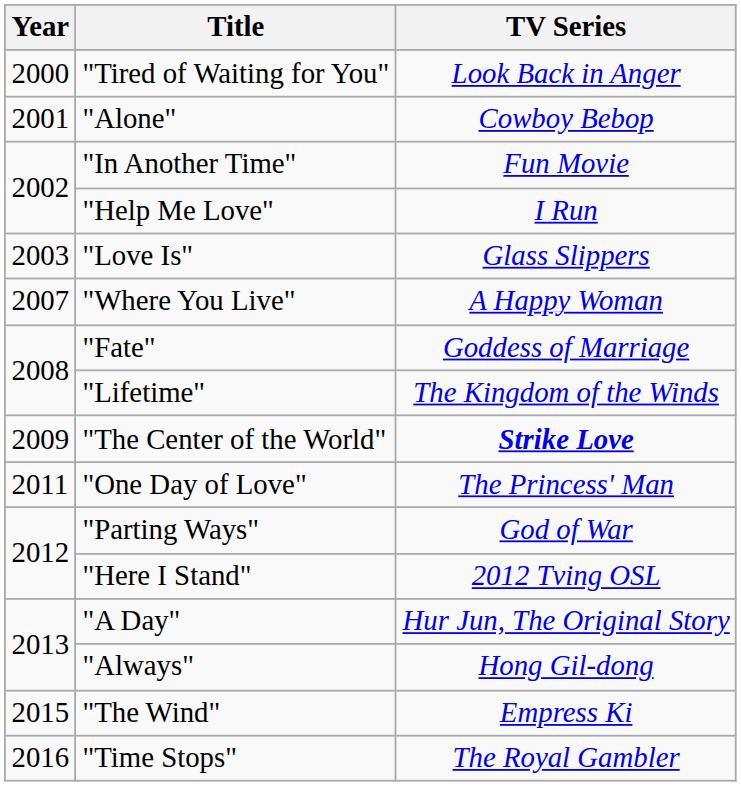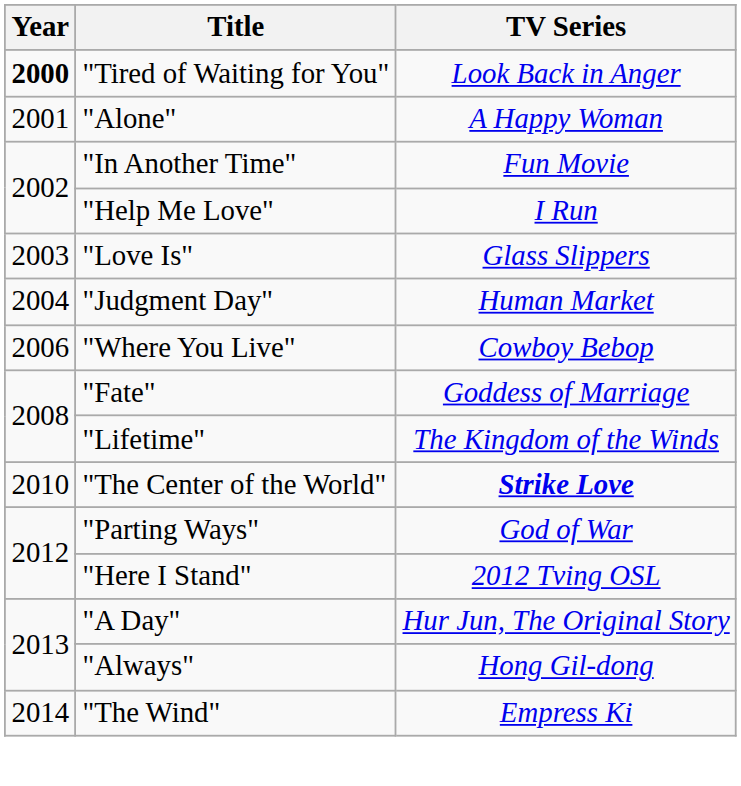(40, 73) normal -> (40, 73) bold
(566, 118) Cowboy Bebop -> (566, 118) A Happy Woman
+ row: (178, 301)
(40, 301) 2007 -> (40, 347) 2006
(566, 301) A Happy Woman -> (566, 347) Cowboy Bebop
(40, 438) 2009 -> (40, 484) 2010
- row: (195, 484)
(40, 712) 2015 -> (40, 712) 2014
- row: (160, 758)
